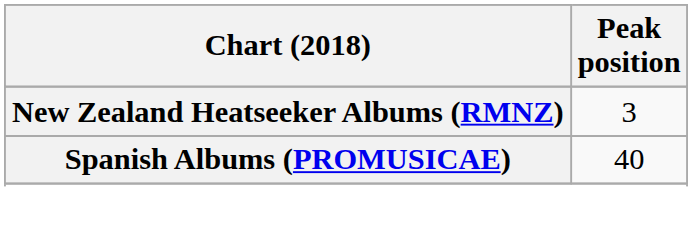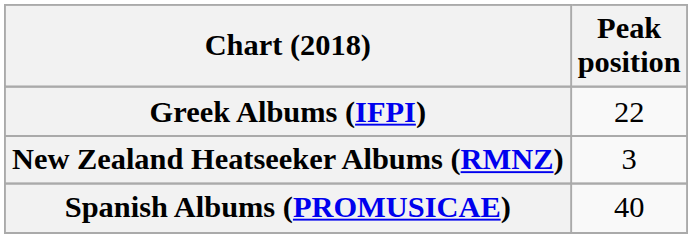+ row: (288, 111)
